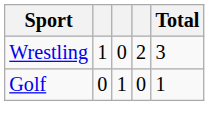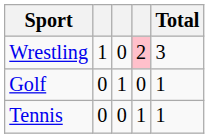(141, 52) no background -> (141, 52) pink background
+ row: (36, 116)
